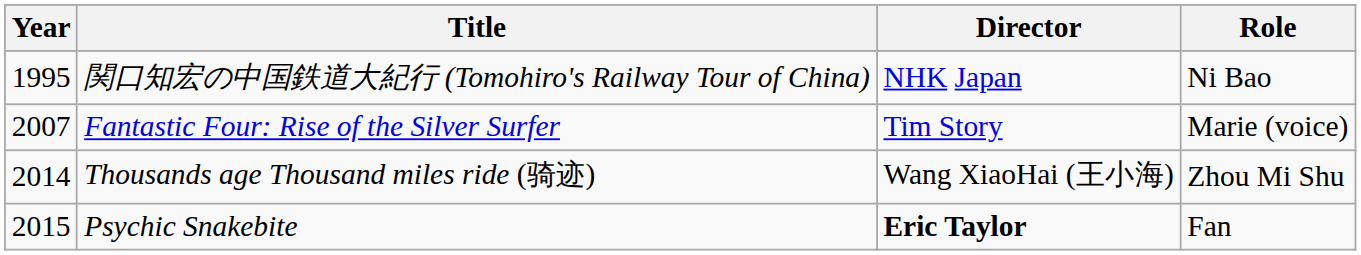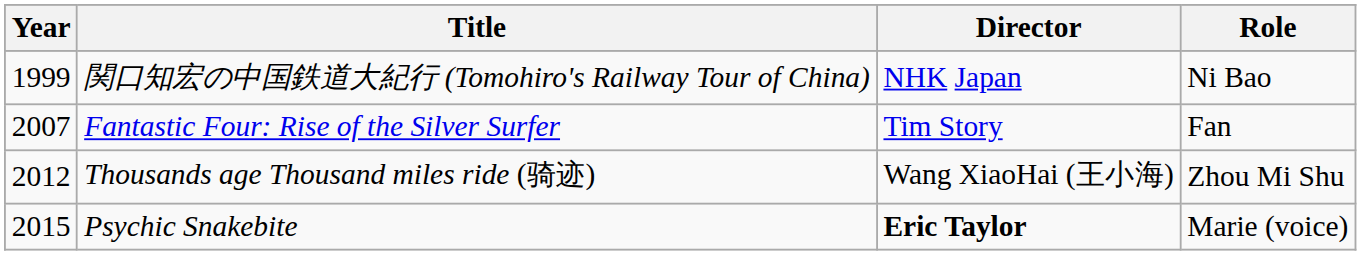(41, 77) 1995 -> (41, 77) 1999
(1268, 126) Marie (voice) -> (1209, 126) Fan
(41, 176) 2014 -> (41, 176) 2012
(1209, 225) Fan -> (1268, 225) Marie (voice)
